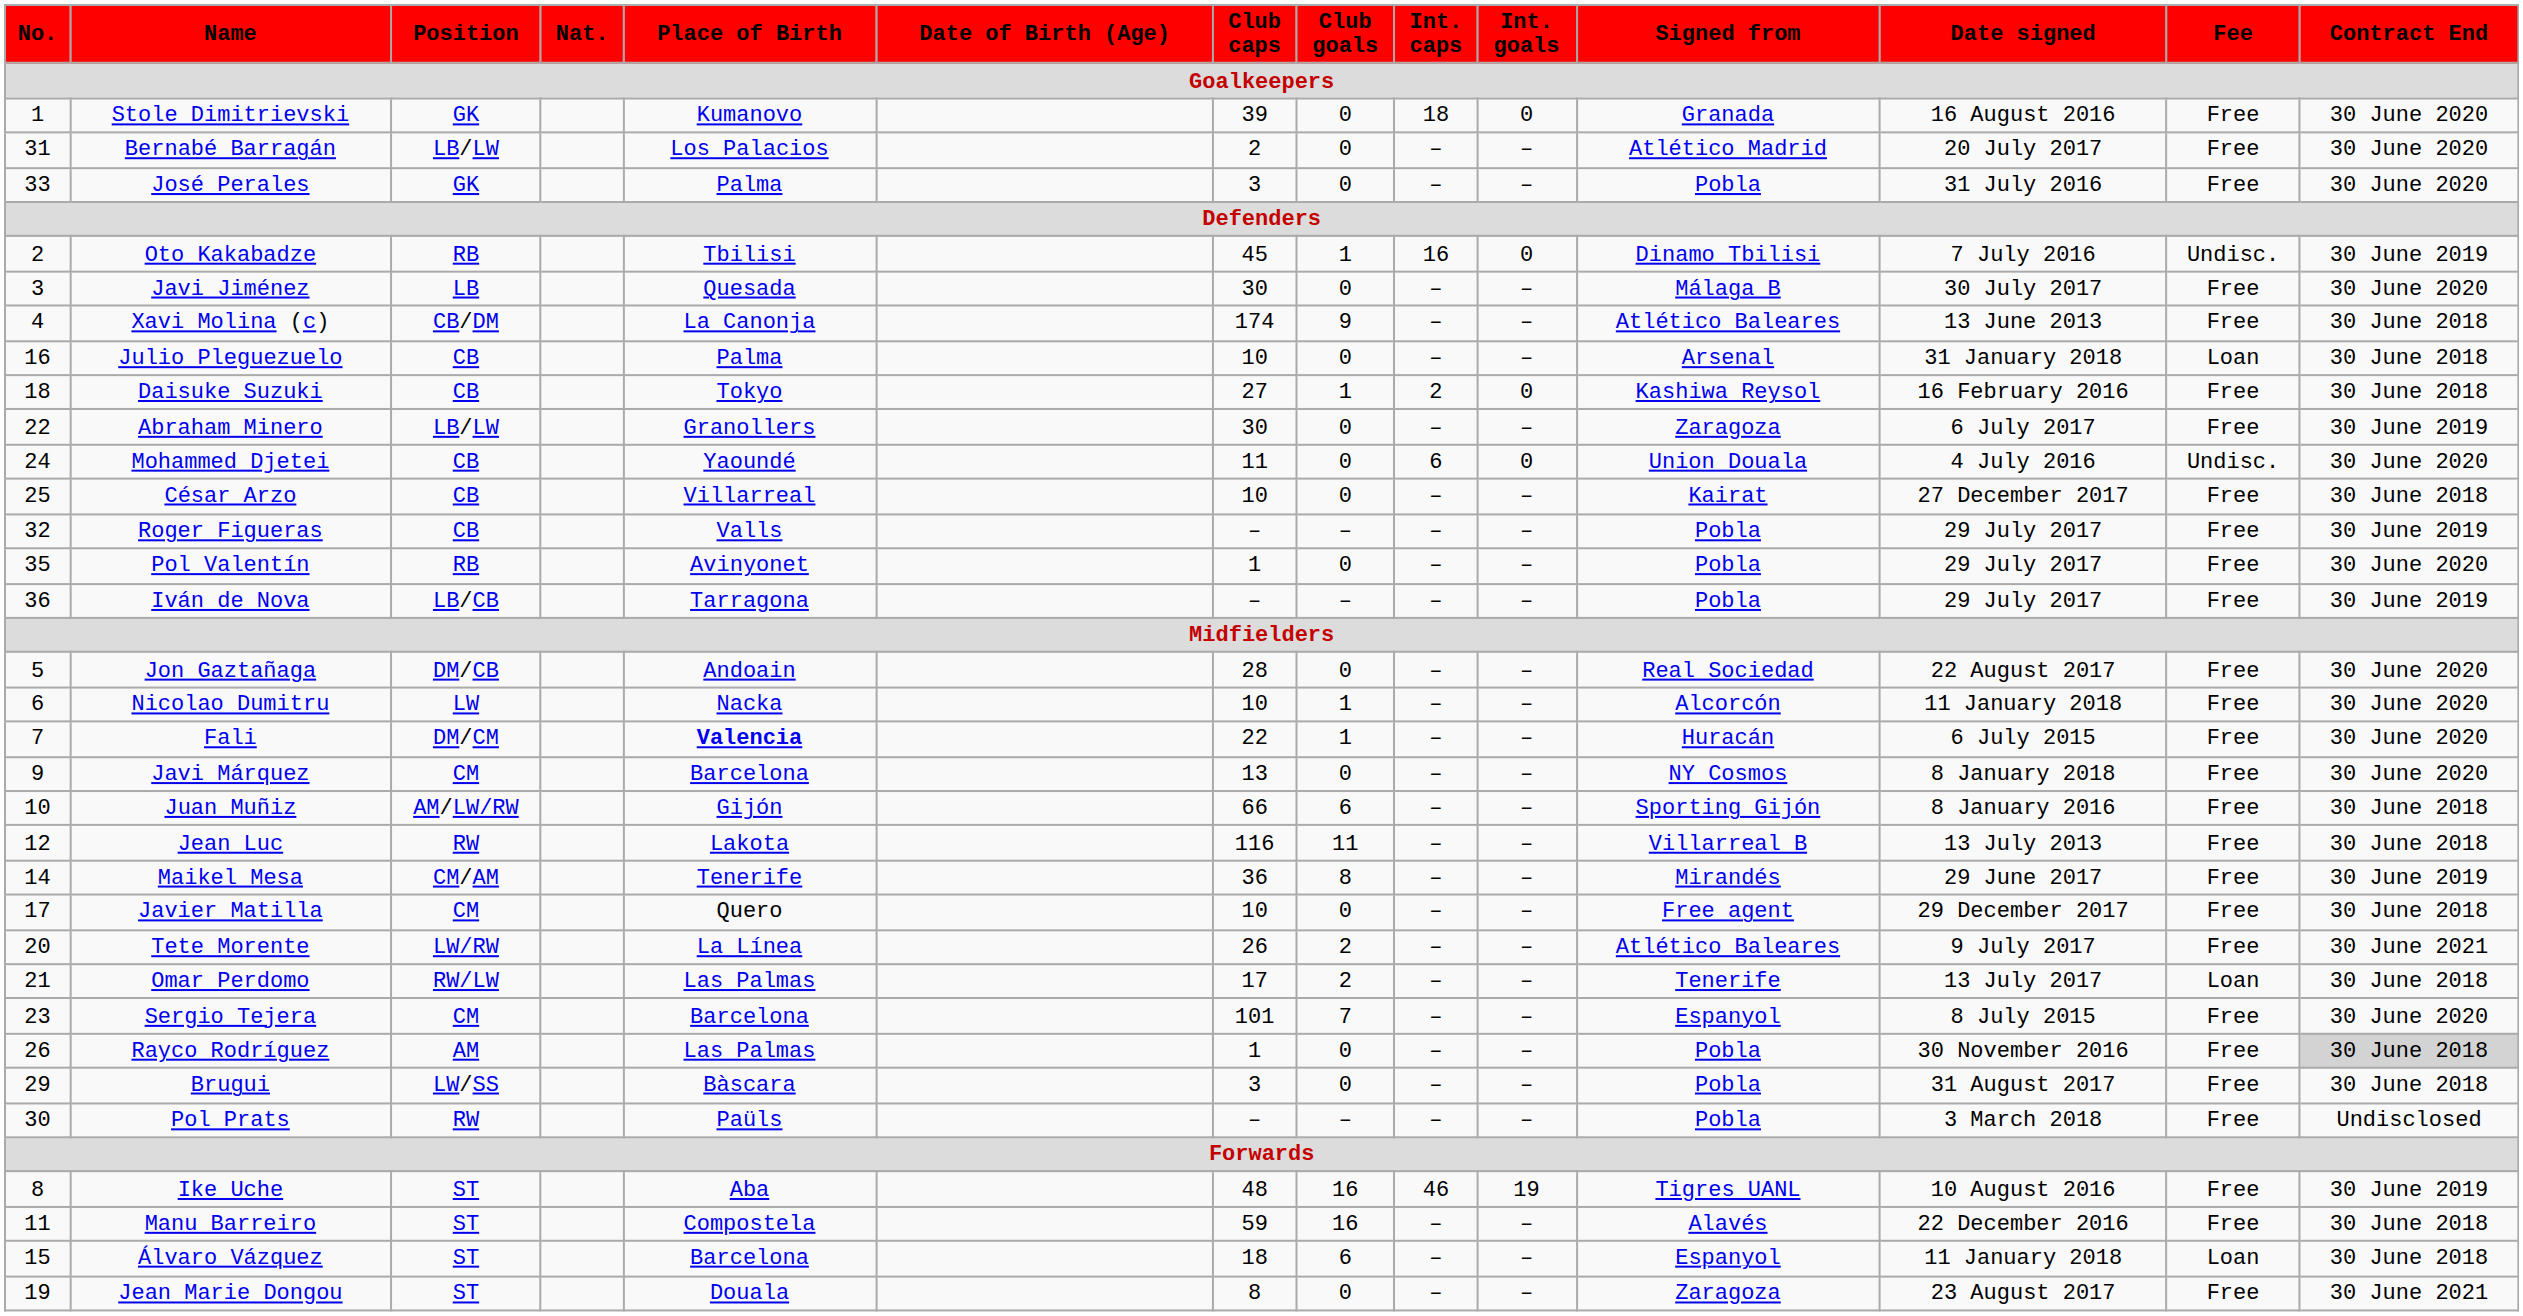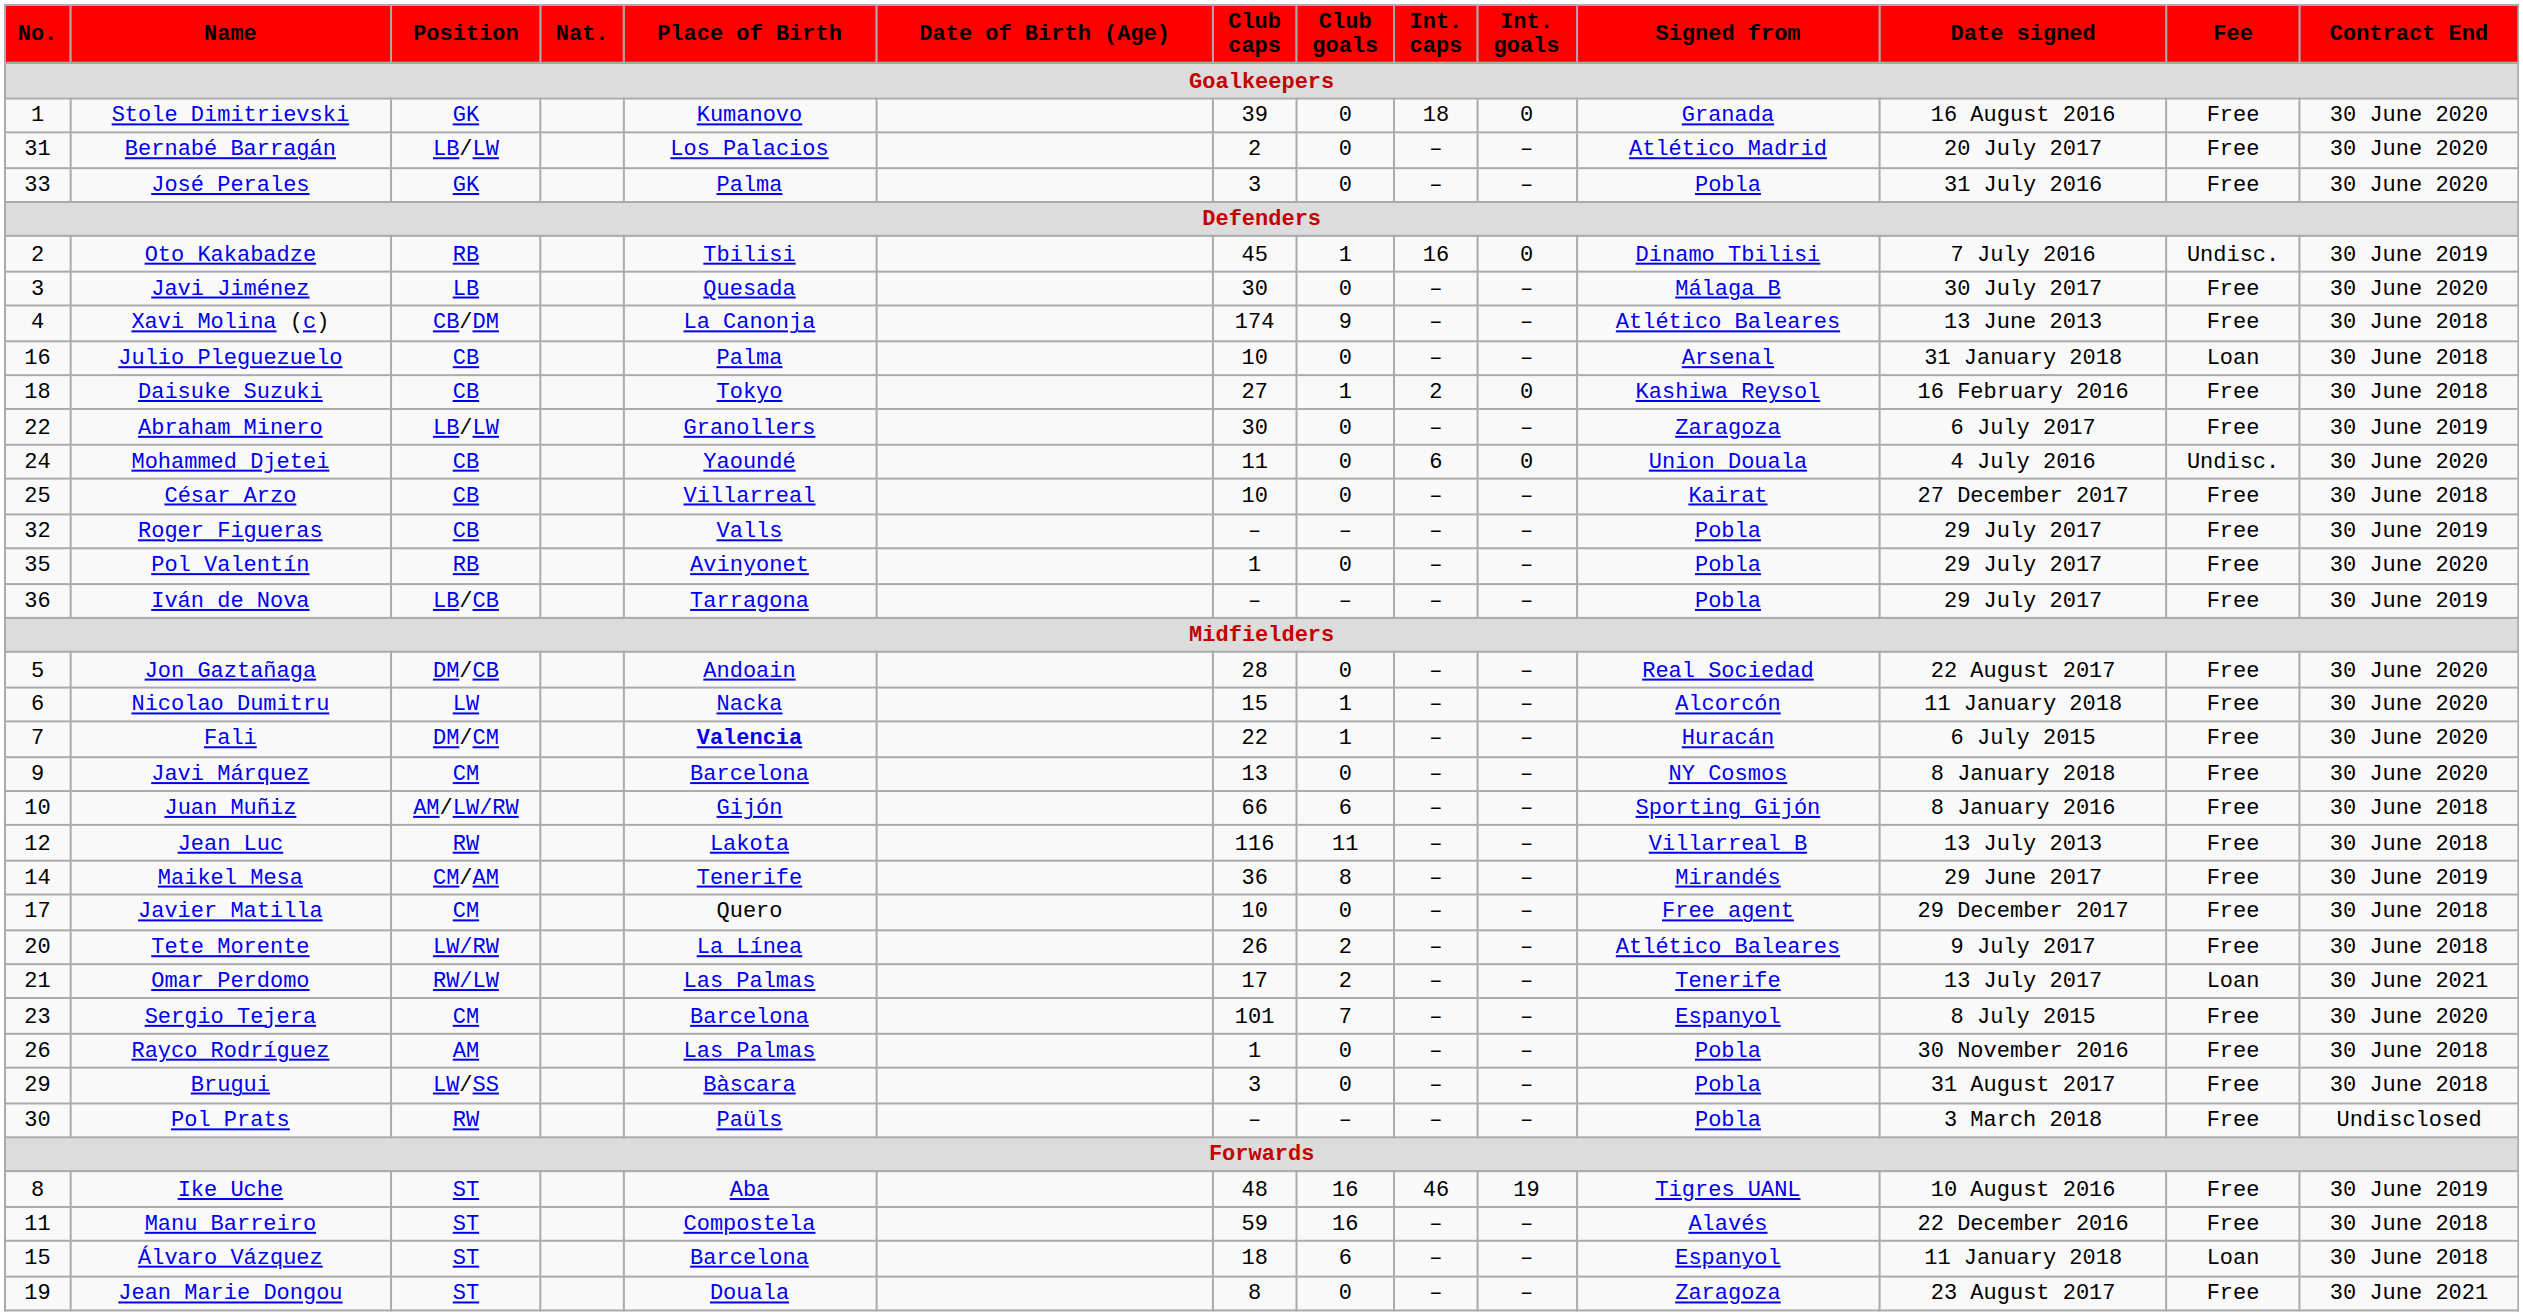(1255, 704) 10 -> (1255, 704) 15
(2409, 947) 30 June 2021 -> (2409, 947) 30 June 2018
(2409, 981) 30 June 2018 -> (2409, 981) 30 June 2021
(2409, 1051) lightgrey background -> (2409, 1051) no background
